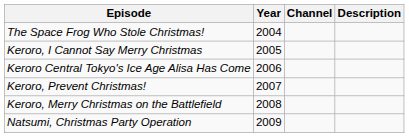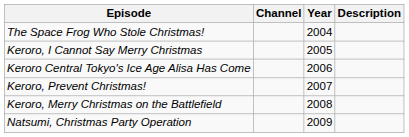columns swapped: (269, 13) <-> (310, 13)
